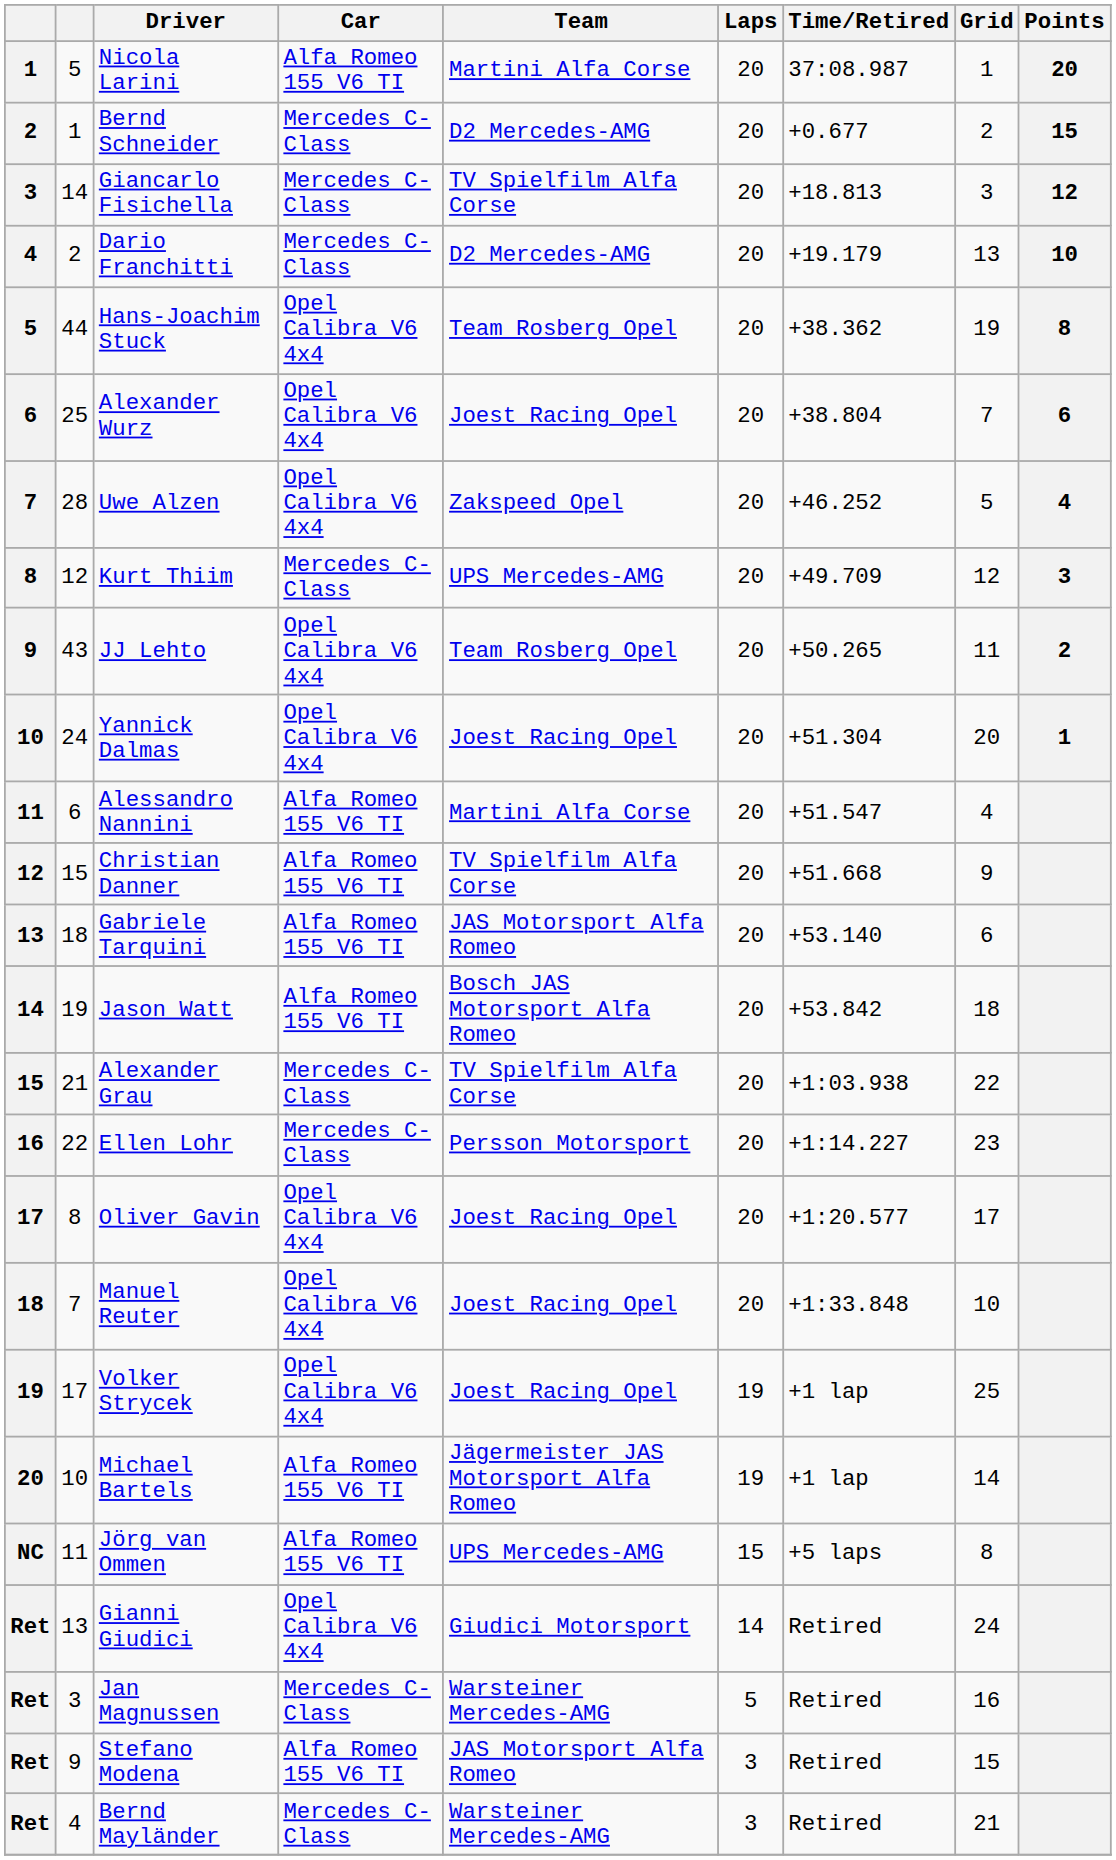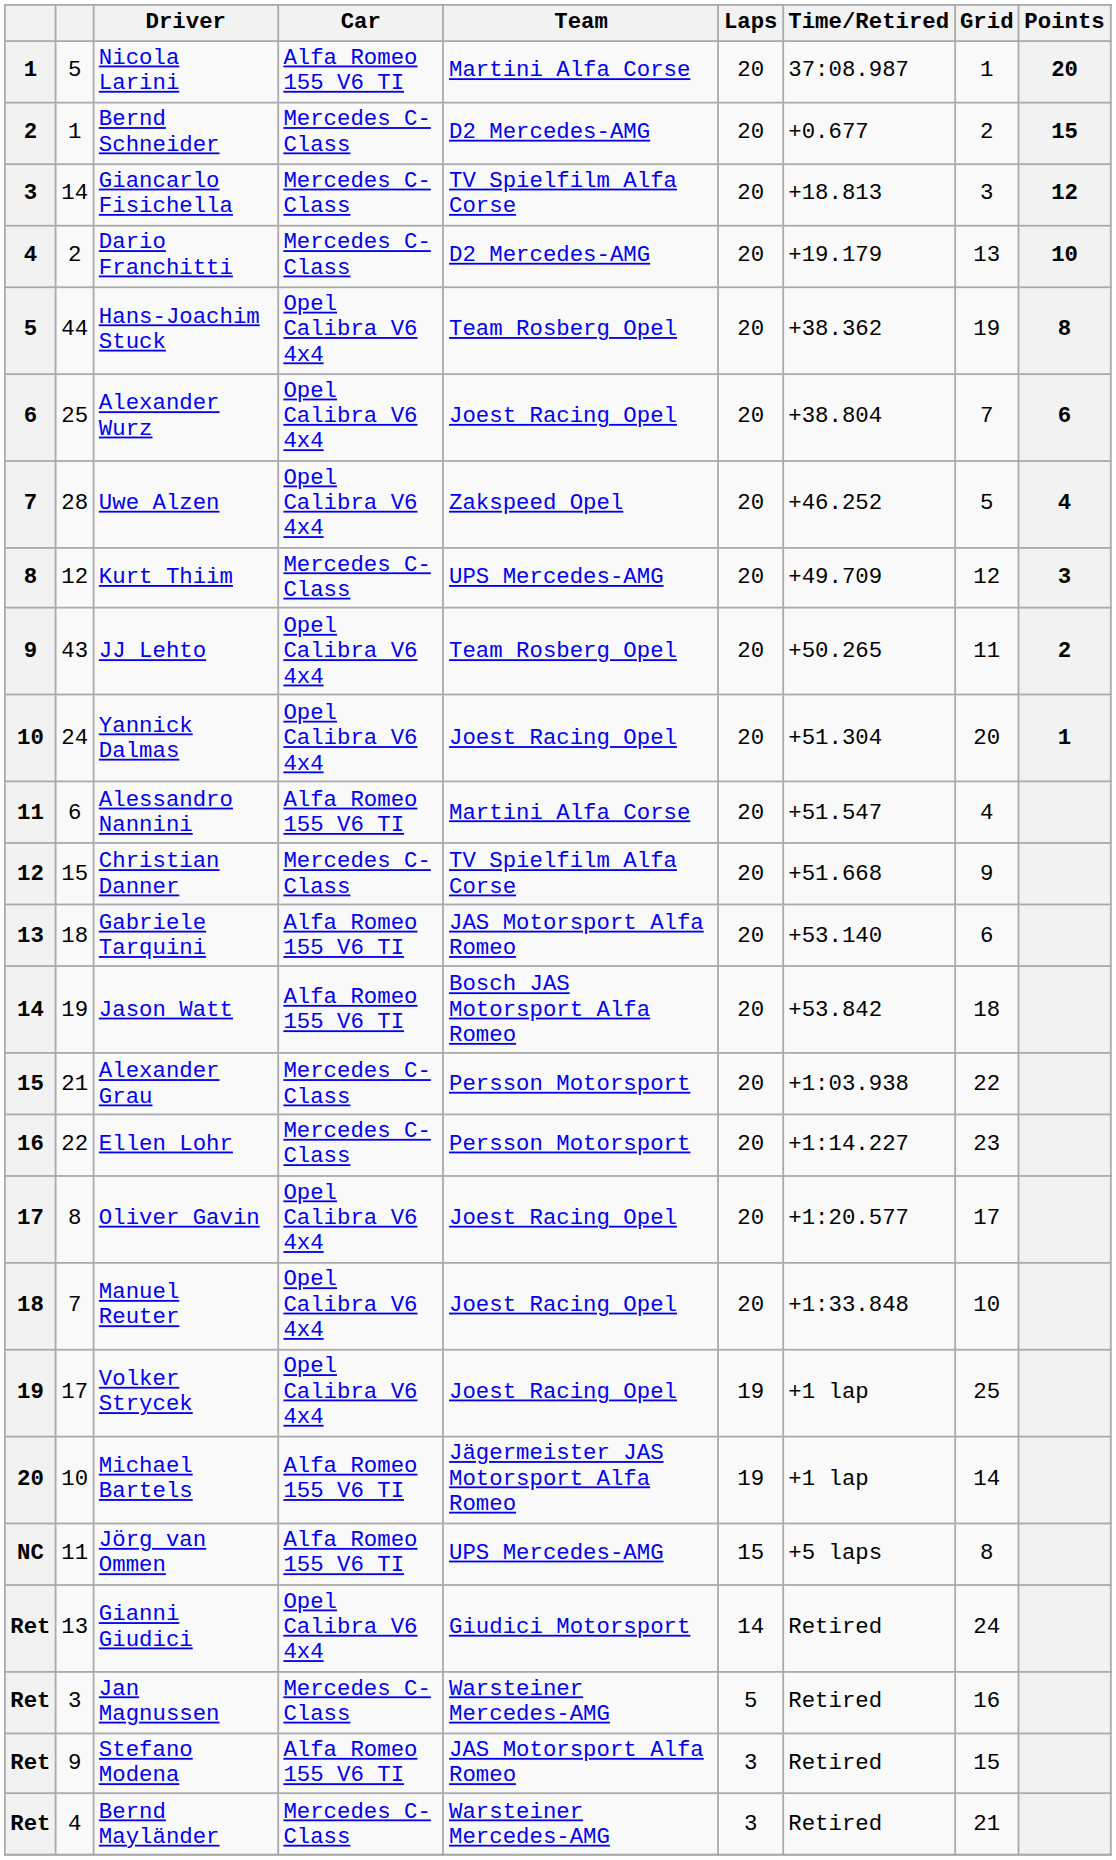(350, 874) Alfa Romeo 155 V6 TI -> (357, 874) Mercedes C-Class
(563, 1084) TV Spielfilm Alfa Corse -> (570, 1084) Persson Motorsport
